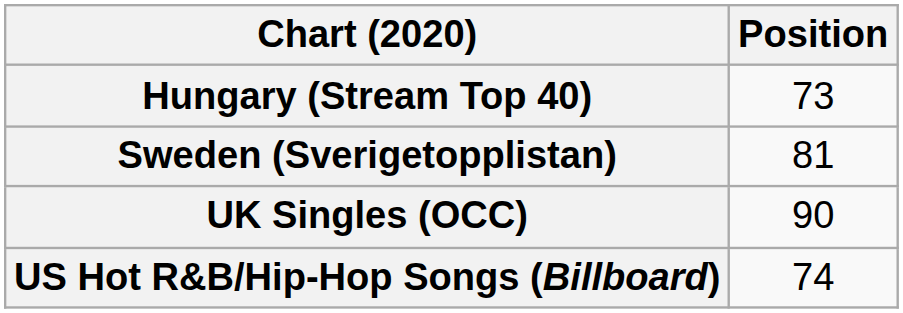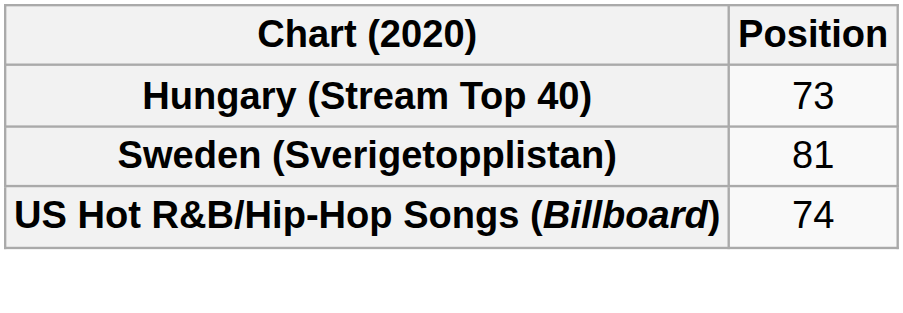- row: (367, 215)
